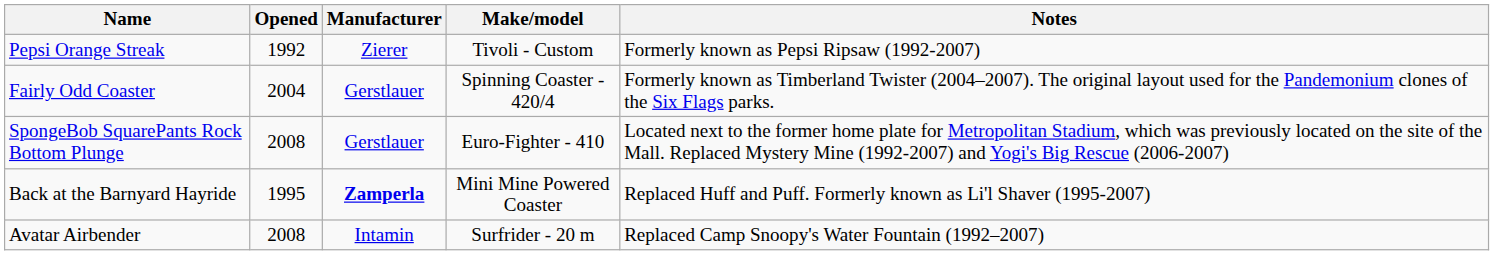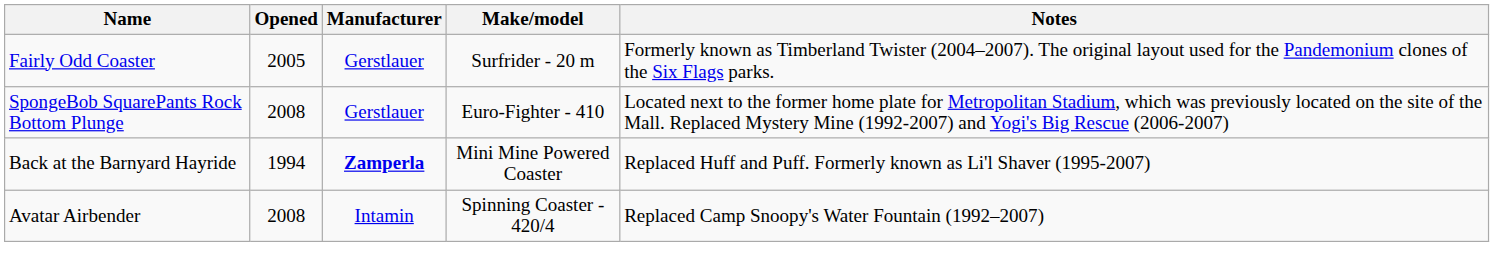- row: (87, 49)
(286, 90) 2004 -> (286, 60) 2005
(533, 90) Spinning Coaster - 420/4 -> (533, 60) Surfrider - 20 m
(286, 193) 1995 -> (286, 163) 1994
(533, 234) Surfrider - 20 m -> (533, 215) Spinning Coaster - 420/4
